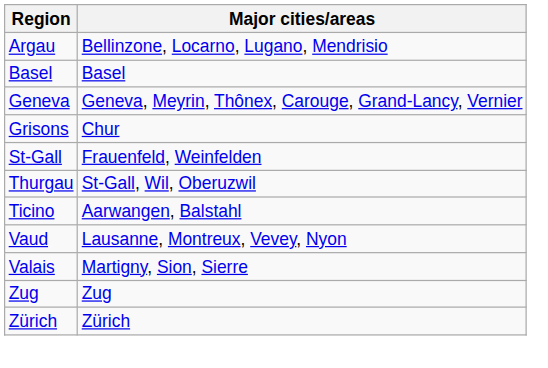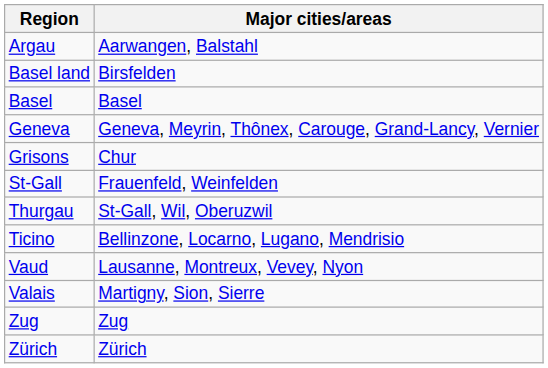(235, 46) Bellinzone, Locarno, Lugano, Mendrisio -> (178, 46) Aarwangen, Balstahl
+ row: (49, 74)
(162, 211) Aarwangen, Balstahl -> (251, 239) Bellinzone, Locarno, Lugano, Mendrisio
